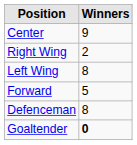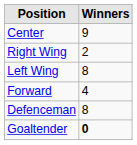(85, 91) 5 -> (85, 91) 4
